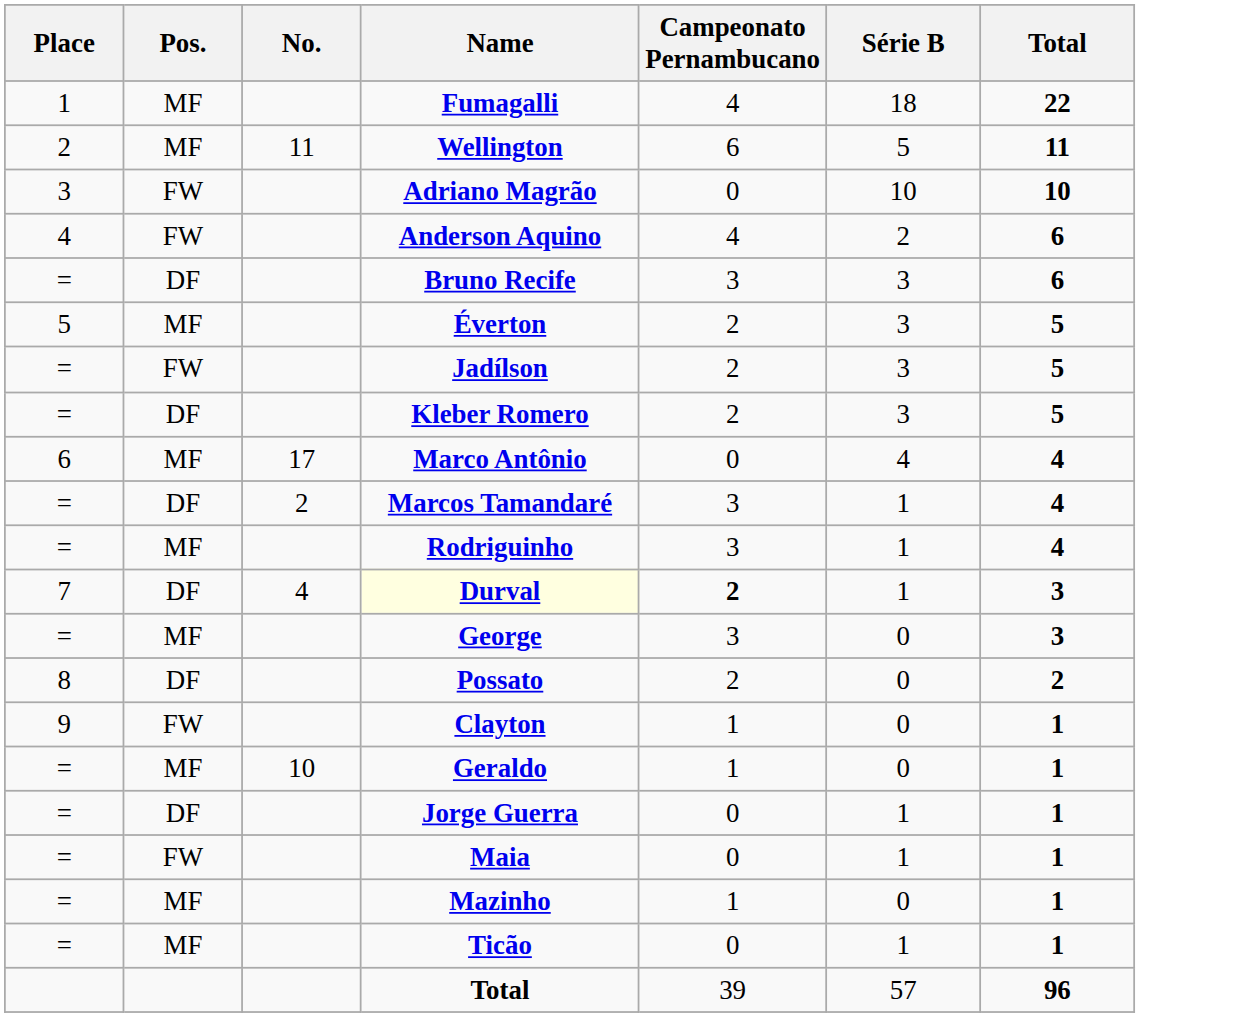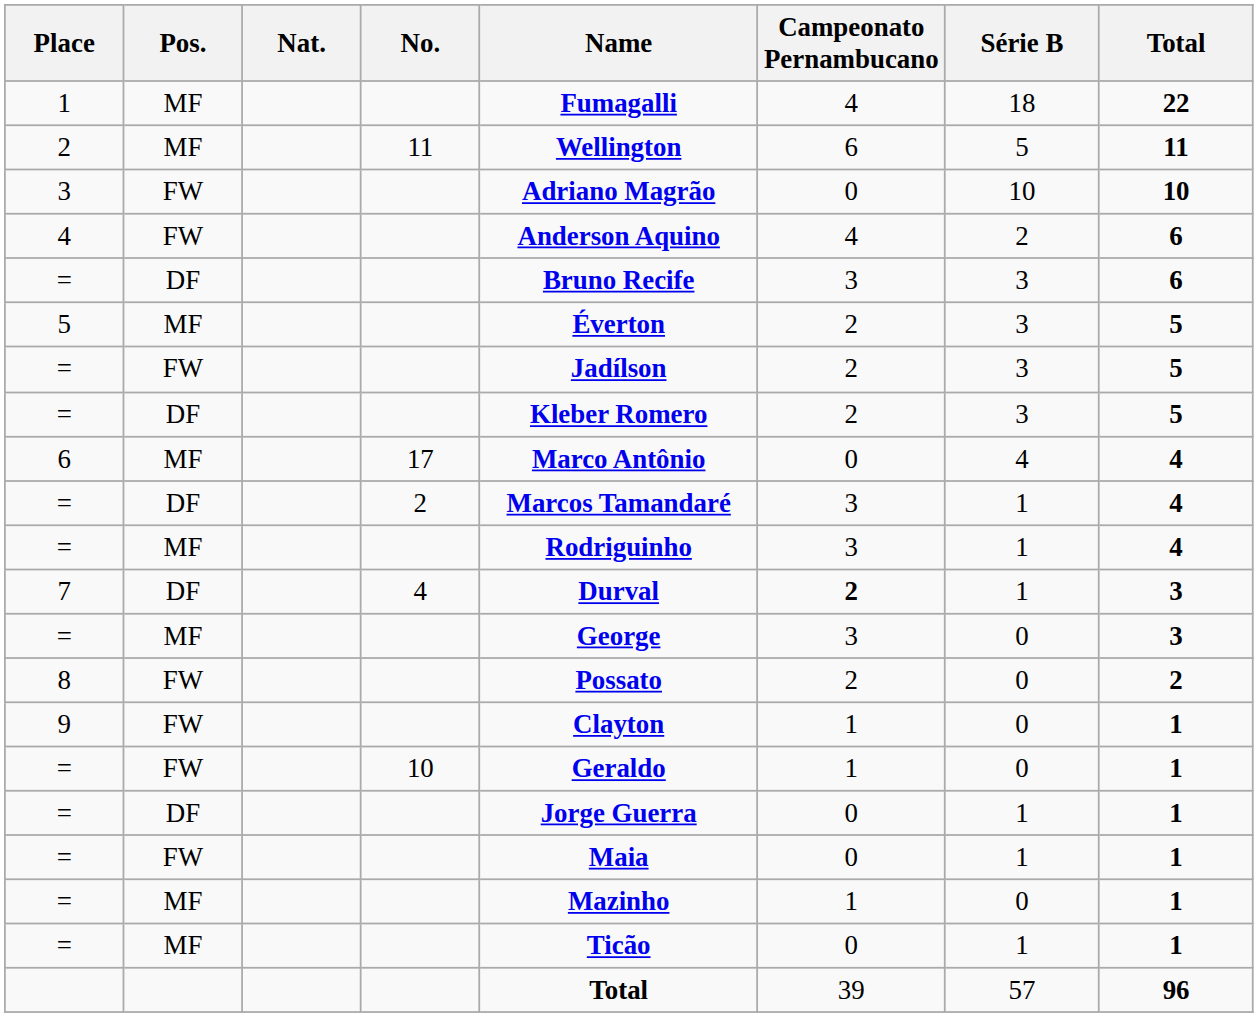+ column: (302, 42)
(500, 591) lightyellow background -> (619, 591) no background
(183, 679) DF -> (183, 679) FW
(183, 768) MF -> (183, 768) FW
